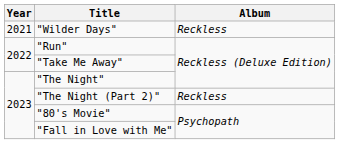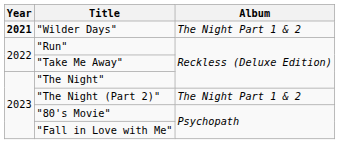(19, 30) normal -> (19, 30) bold
(202, 30) Reckless -> (239, 30) The Night Part 1 & 2
(202, 96) Reckless -> (239, 96) The Night Part 1 & 2
